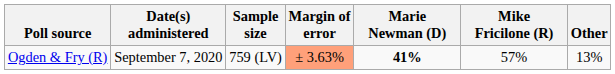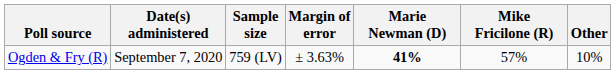(320, 57) lightsalmon background -> (320, 57) no background
(589, 57) 13% -> (589, 57) 10%
